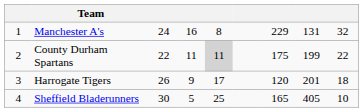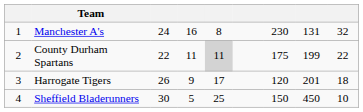(280, 31) 229 -> (280, 31) 230
(280, 98) 165 -> (280, 98) 150
(311, 98) 405 -> (311, 98) 450
